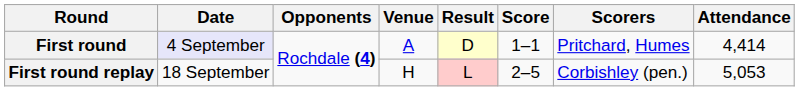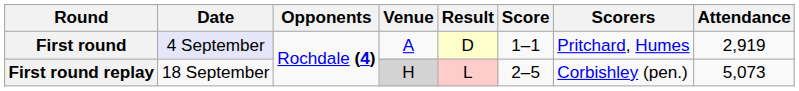(744, 45) 4,414 -> (744, 45) 2,919
(409, 72) no background -> (409, 72) lightgrey background
(744, 72) 5,053 -> (744, 72) 5,073
